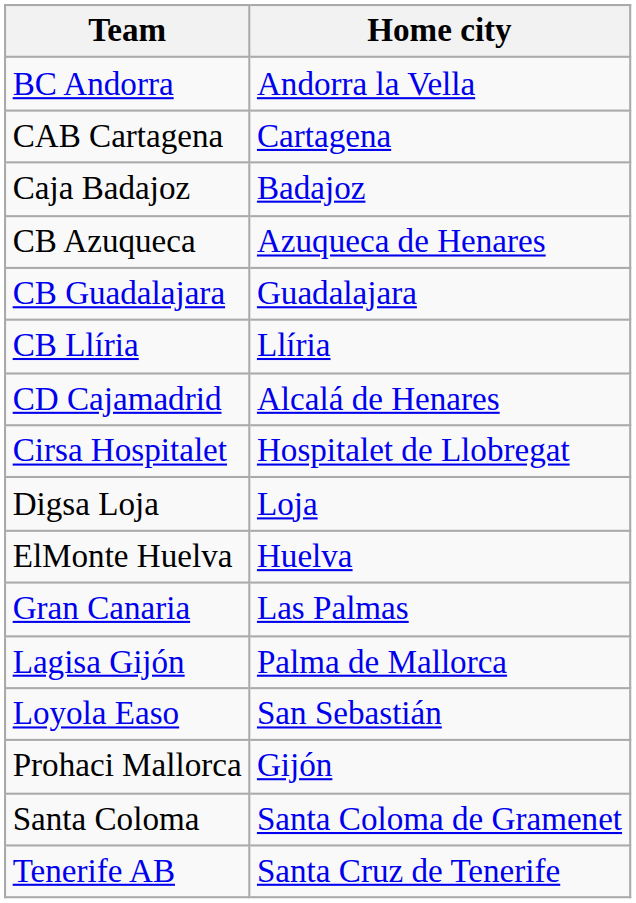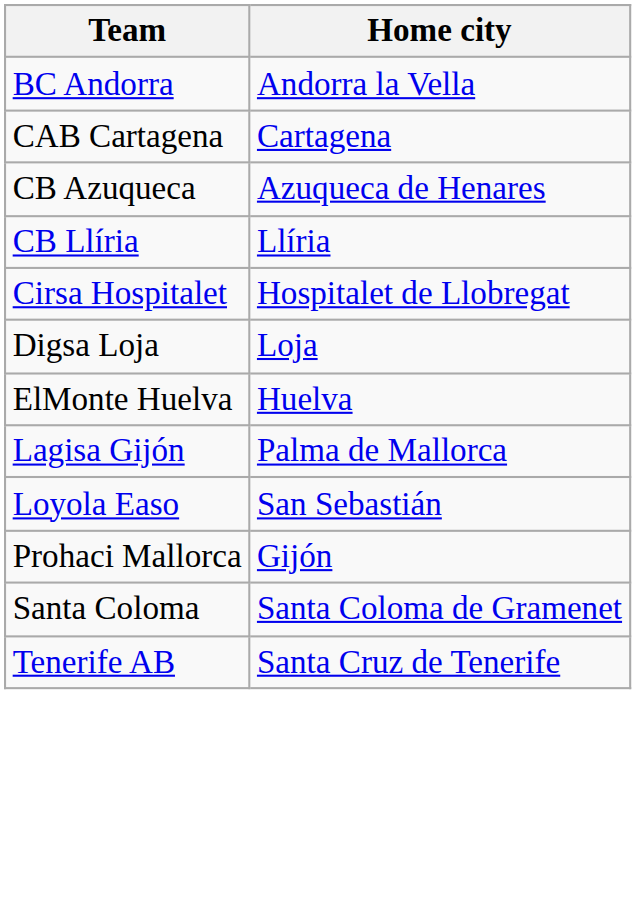- row: (101, 188)
- row: (119, 293)
- row: (117, 398)
- row: (101, 608)
